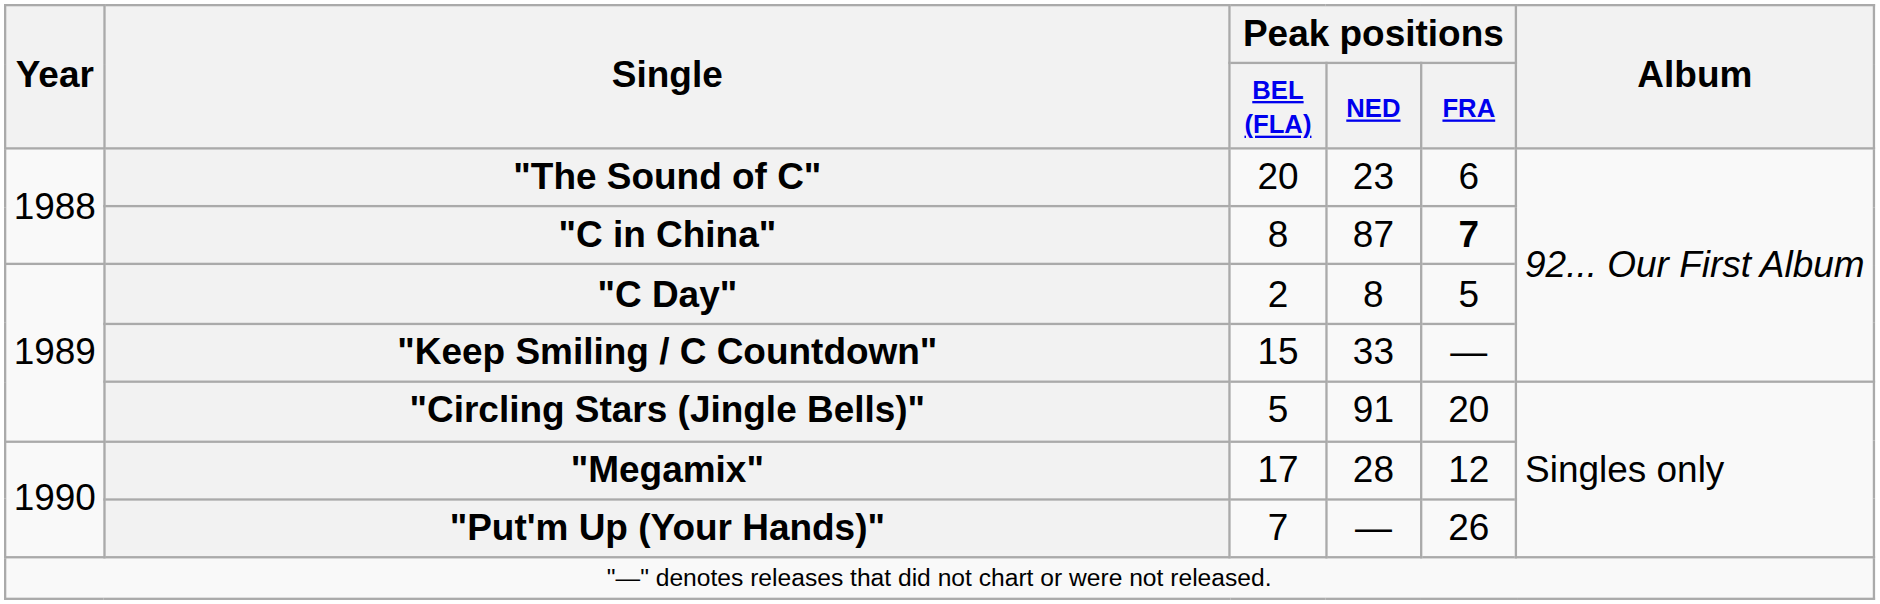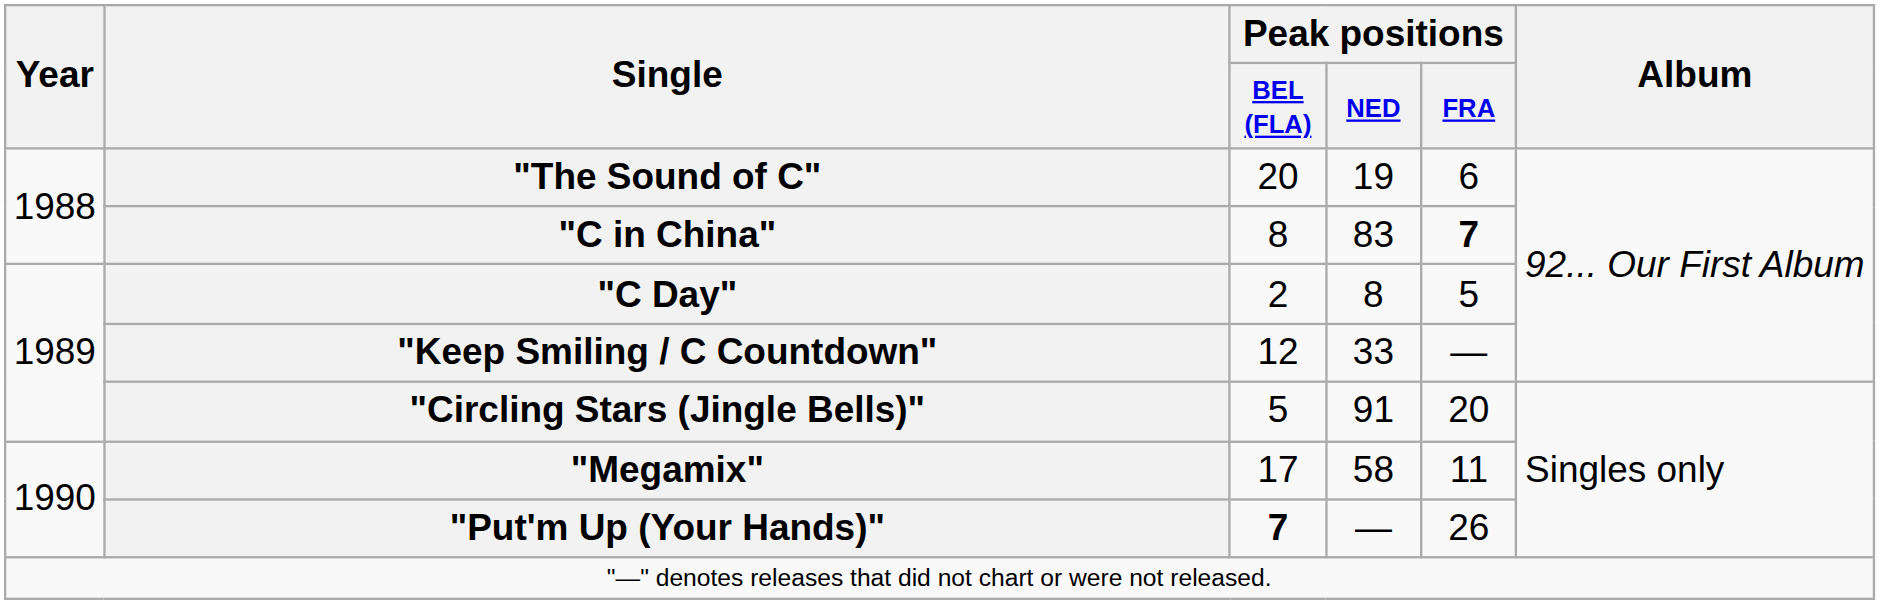(1373, 176) 23 -> (1373, 176) 19
(1373, 234) 87 -> (1373, 234) 83
(1278, 352) 15 -> (1278, 352) 12
(1373, 469) 28 -> (1373, 469) 58
(1469, 469) 12 -> (1469, 469) 11
(1278, 528) normal -> (1278, 528) bold
